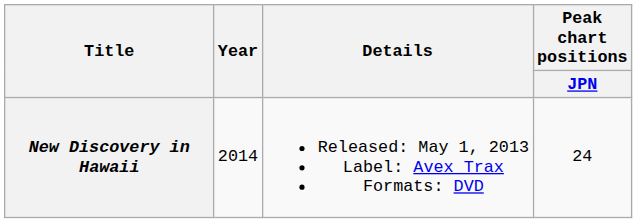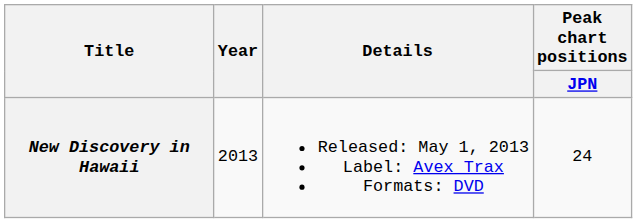(238, 157) 2014 -> (238, 157) 2013
